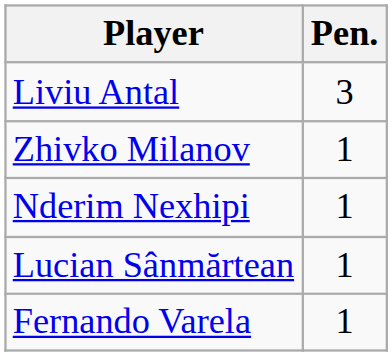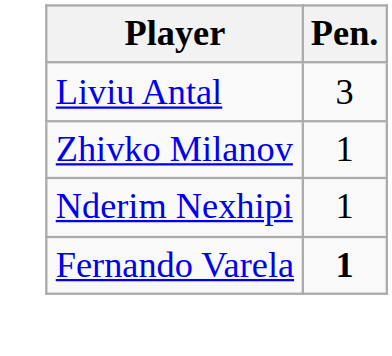- row: (153, 264)
(345, 321) normal -> (345, 264) bold
